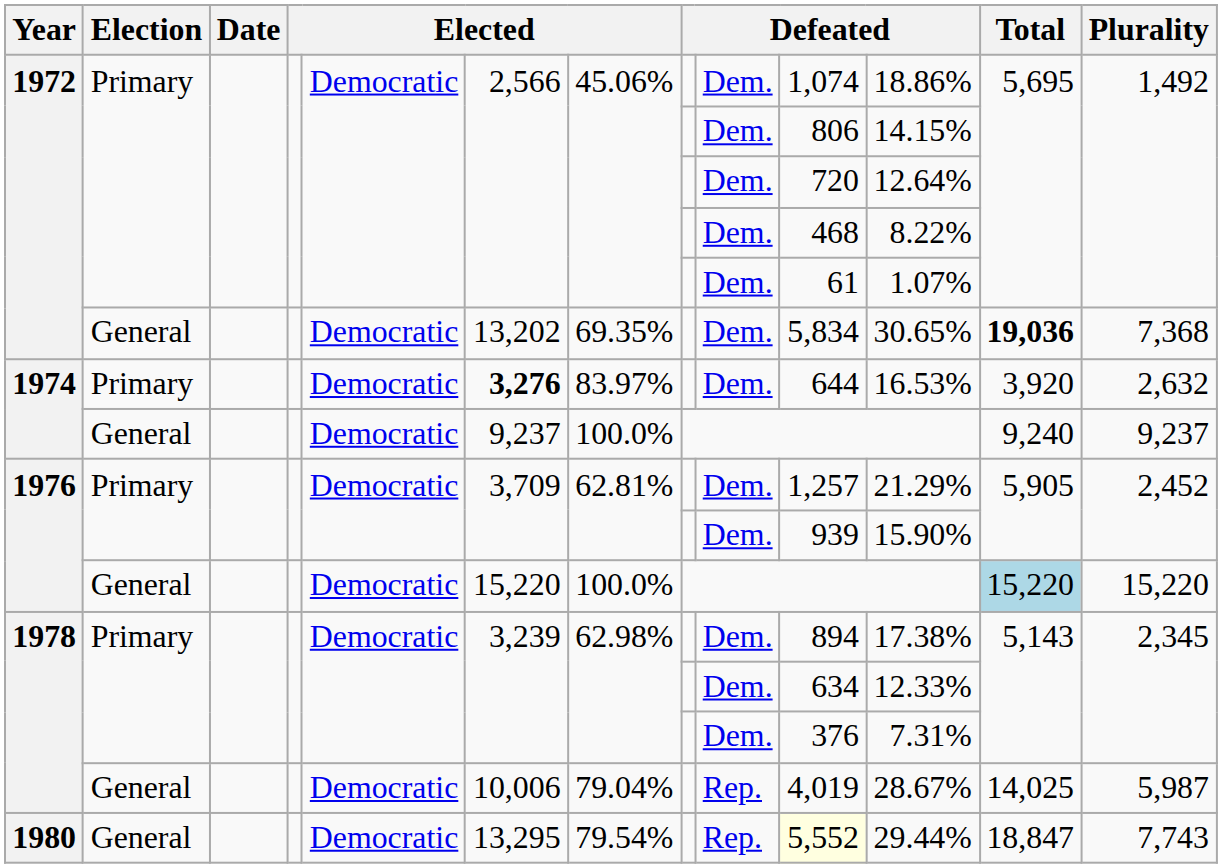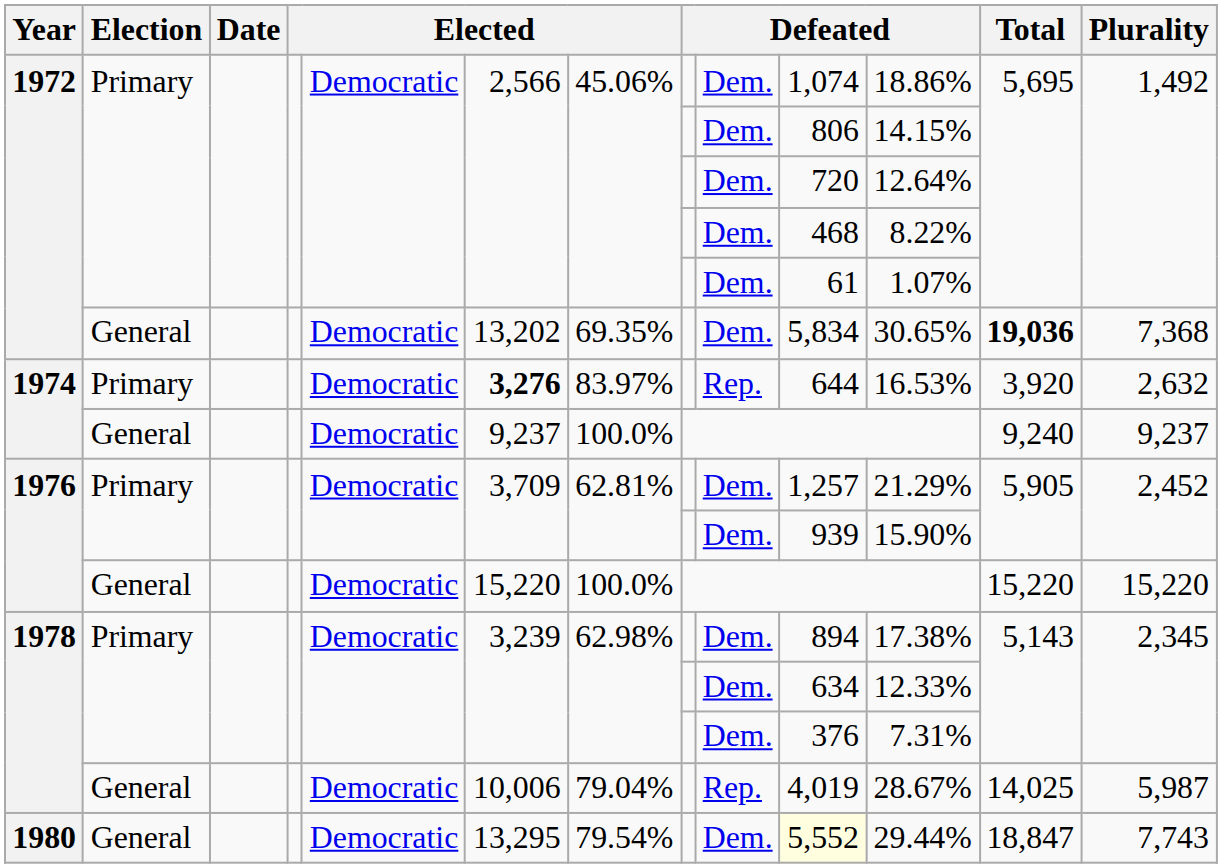(738, 383) Dem. -> (732, 383) Rep.
(1030, 585) lightblue background -> (1030, 585) no background
(732, 837) Rep. -> (738, 837) Dem.
